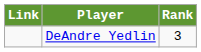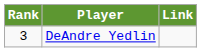columns swapped: (178, 15) <-> (23, 15)
